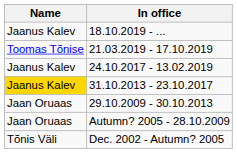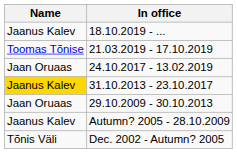(41, 67) Jaanus Kalev -> (39, 67) Jaan Oruaas
(39, 121) Jaan Oruaas -> (41, 121) Jaanus Kalev
